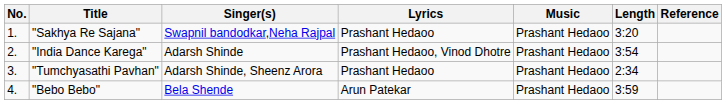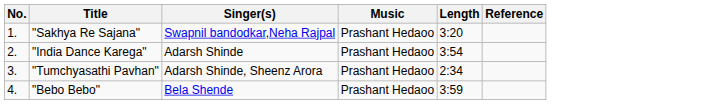- column: (426, 14)
